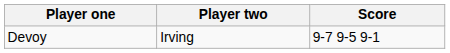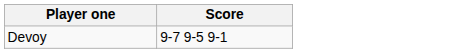- column: (233, 15)
